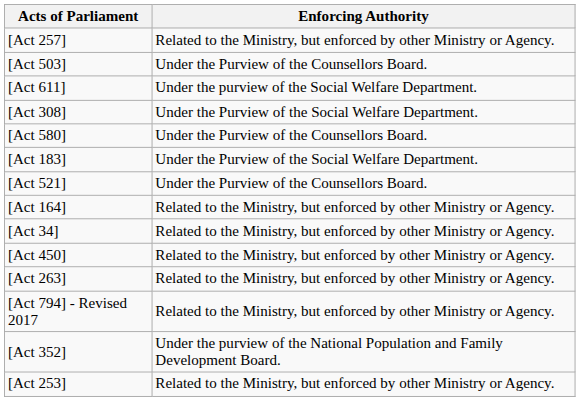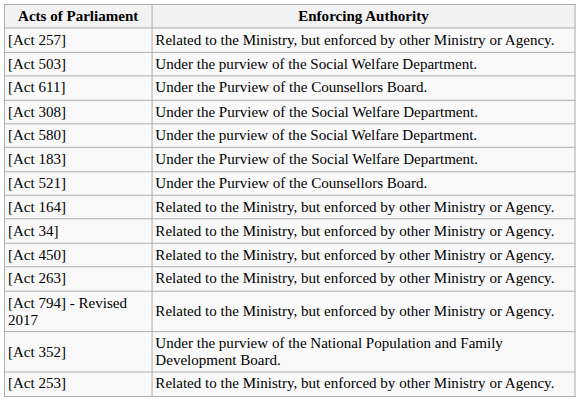(291, 64) Under the Purview of the Counsellors Board. -> (316, 64) Under the purview of the Social Welfare Department.
(316, 87) Under the purview of the Social Welfare Department. -> (291, 87) Under the Purview of the Counsellors Board.
(291, 135) Under the Purview of the Counsellors Board. -> (316, 135) Under the purview of the Social Welfare Department.
